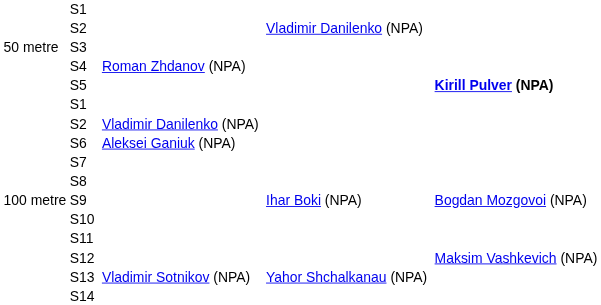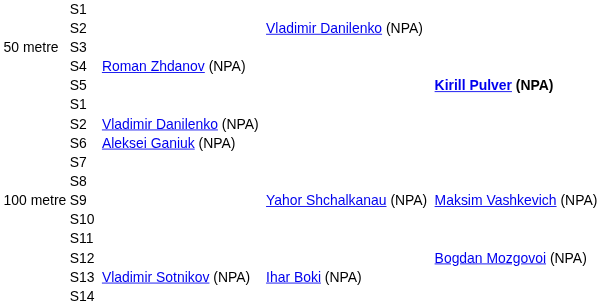(312, 200) Ihar Boki (NPA) -> (345, 200) Yahor Shchalkanau (NPA)
(509, 200) Bogdan Mozgovoi (NPA) -> (514, 200) Maksim Vashkevich (NPA)
(514, 258) Maksim Vashkevich (NPA) -> (509, 258) Bogdan Mozgovoi (NPA)
(345, 277) Yahor Shchalkanau (NPA) -> (312, 277) Ihar Boki (NPA)
